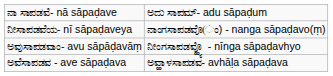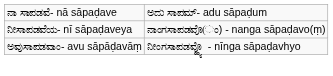- row: (66, 63)
